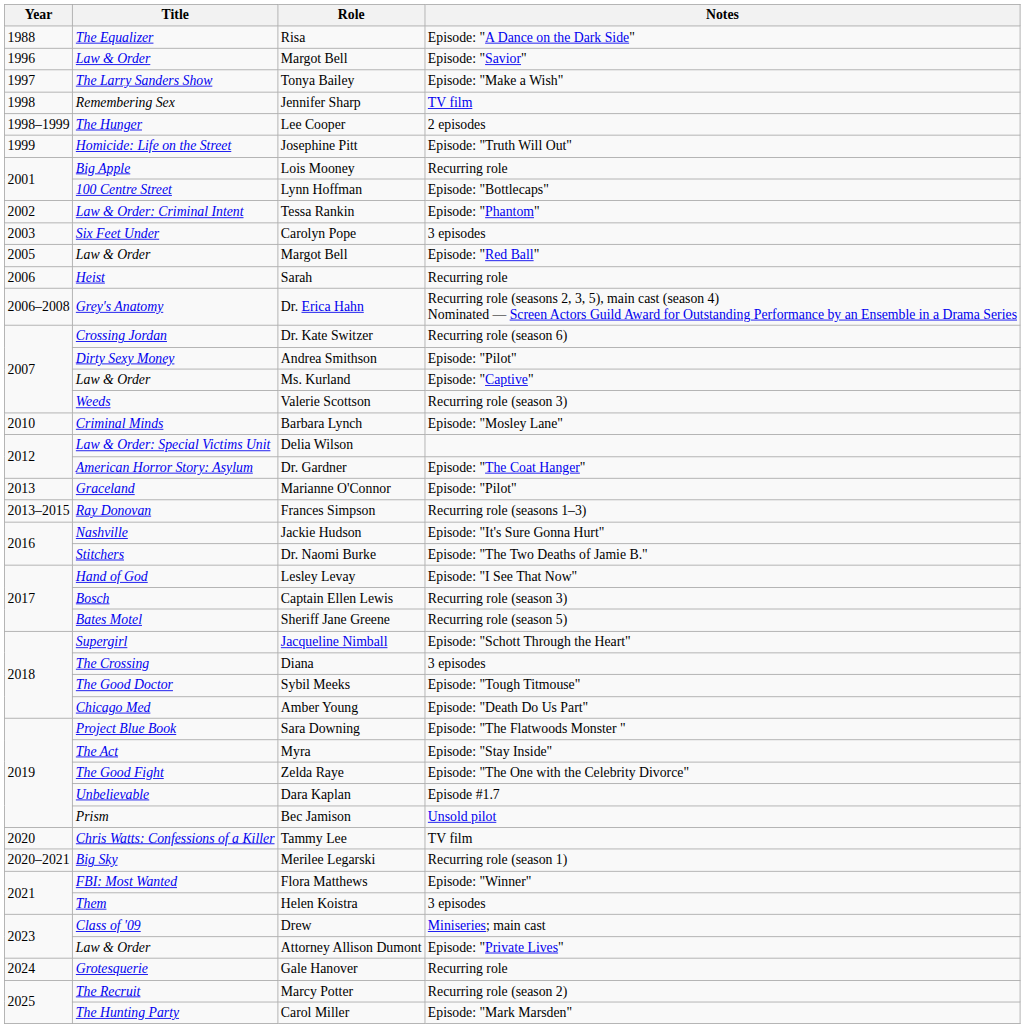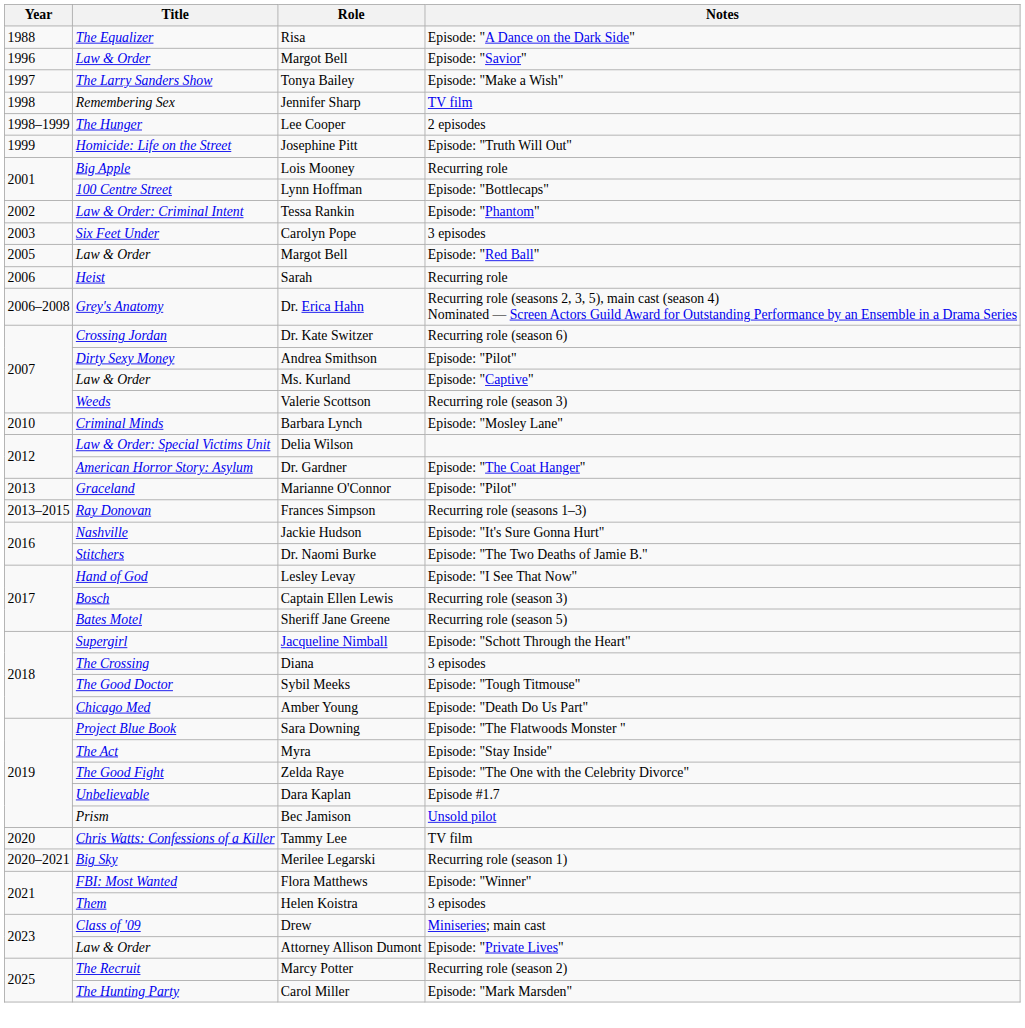- row: (319, 969)
